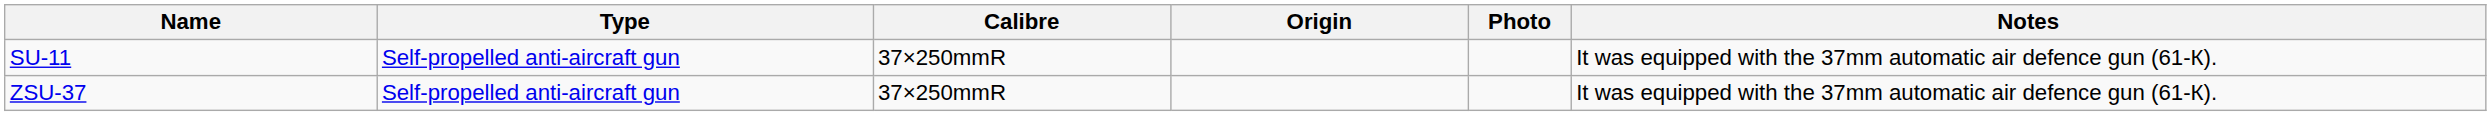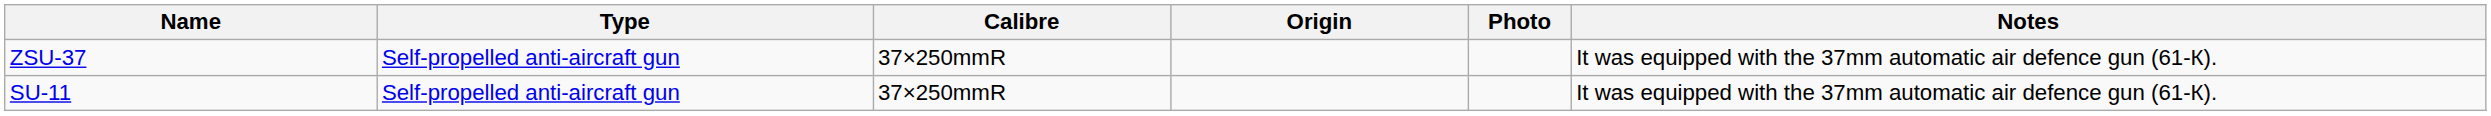rows swapped: (41, 57) <-> (48, 92)
